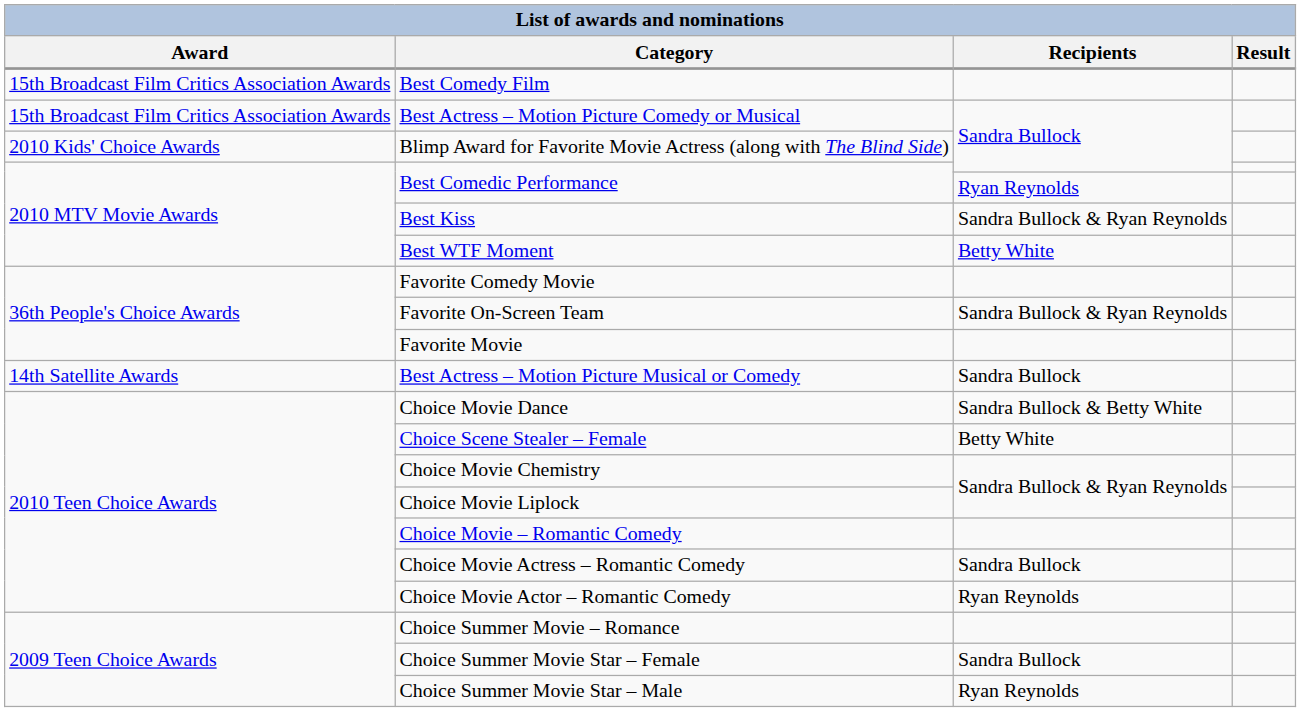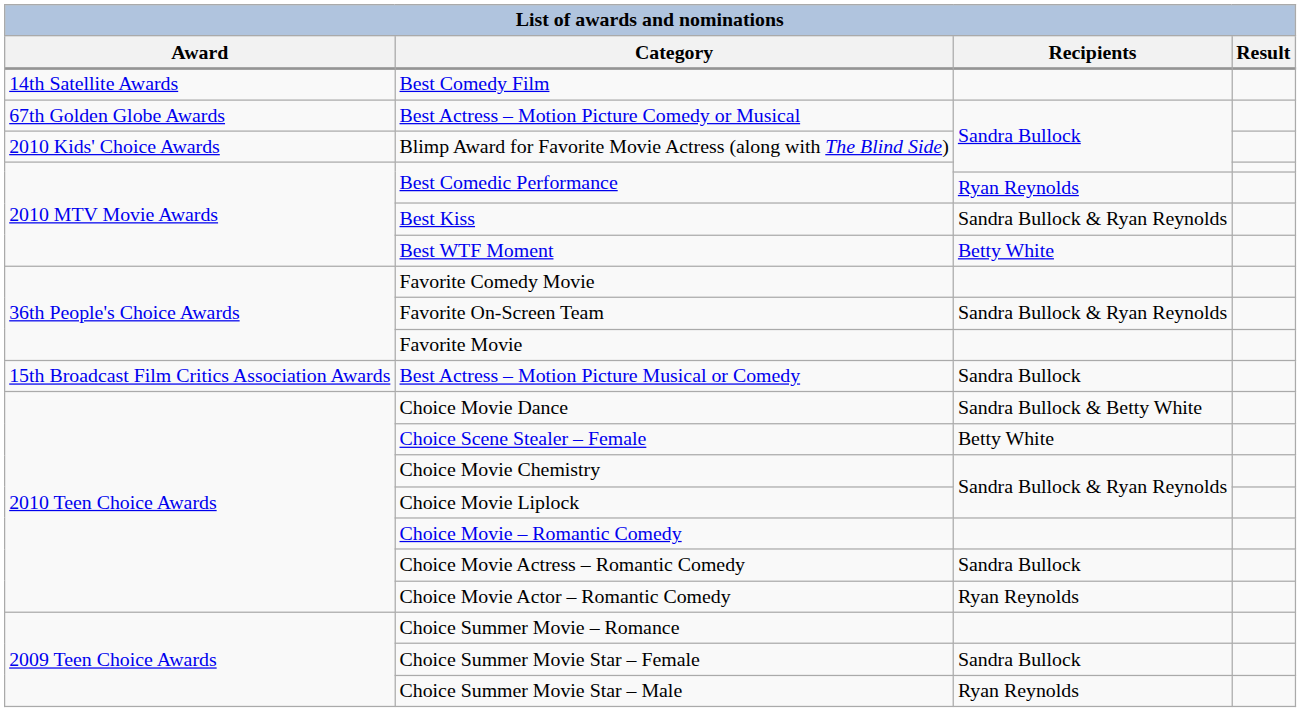(200, 83) 15th Broadcast Film Critics Association Awards -> (94, 83) 14th Satellite Awards
(200, 115) 15th Broadcast Film Critics Association Awards -> (117, 115) 67th Golden Globe Awards
(94, 376) 14th Satellite Awards -> (200, 376) 15th Broadcast Film Critics Association Awards
